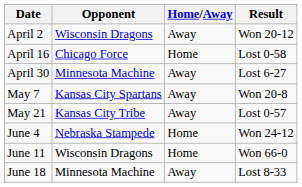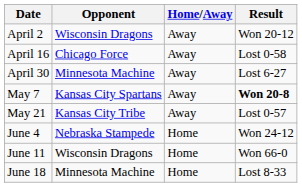(183, 53) Home -> (182, 53) Away
(263, 93) normal -> (264, 93) bold
(182, 172) Away -> (183, 172) Home
